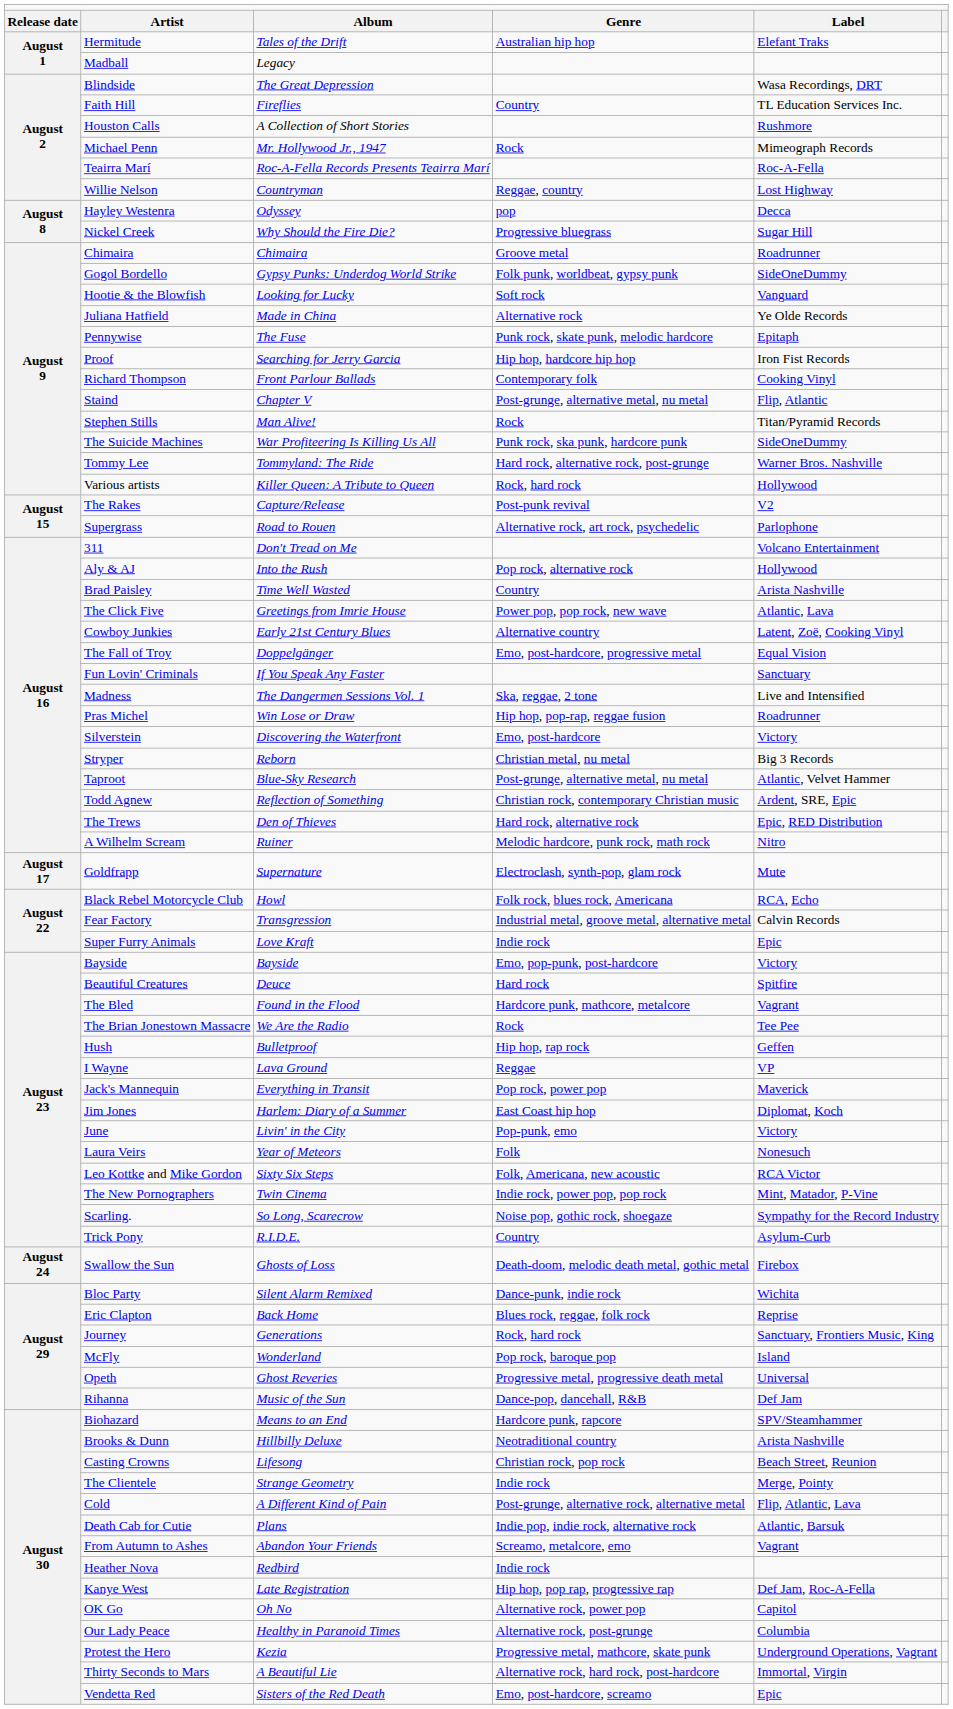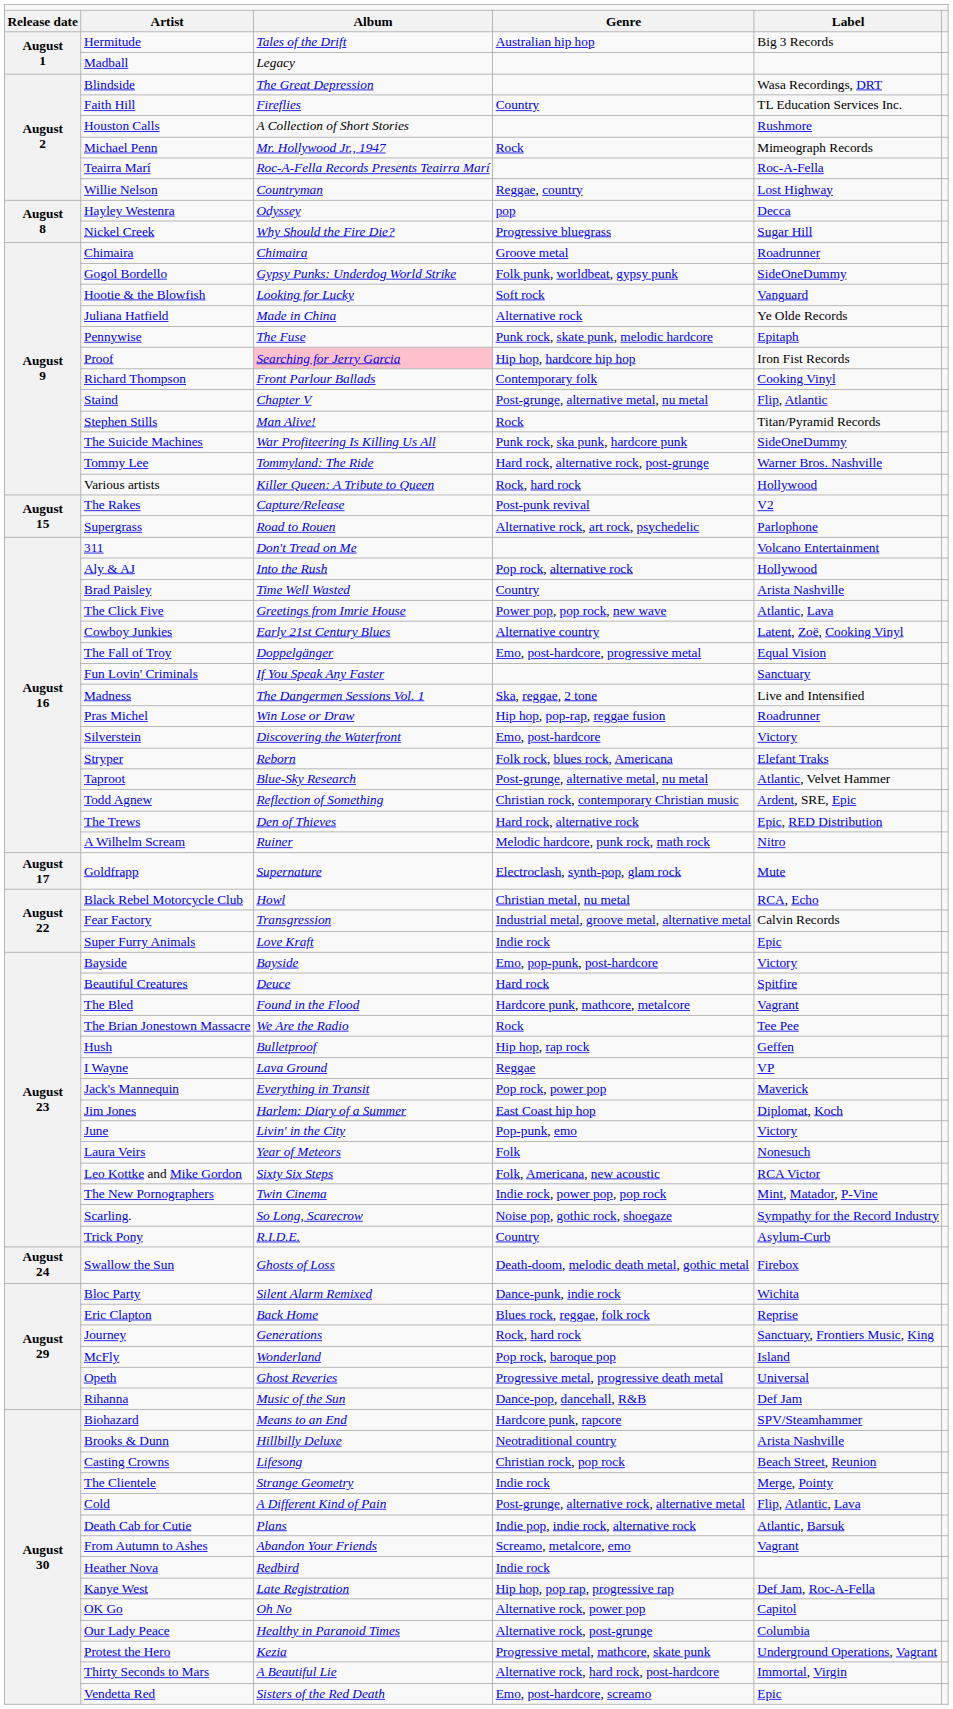(793, 42) Elefant Traks -> (795, 42) Big 3 Records
(328, 358) no background -> (328, 358) pink background
(563, 758) Christian metal, nu metal -> (584, 758) Folk rock, blues rock, Americana
(795, 758) Big 3 Records -> (793, 758) Elefant Traks
(584, 899) Folk rock, blues rock, Americana -> (563, 899) Christian metal, nu metal
